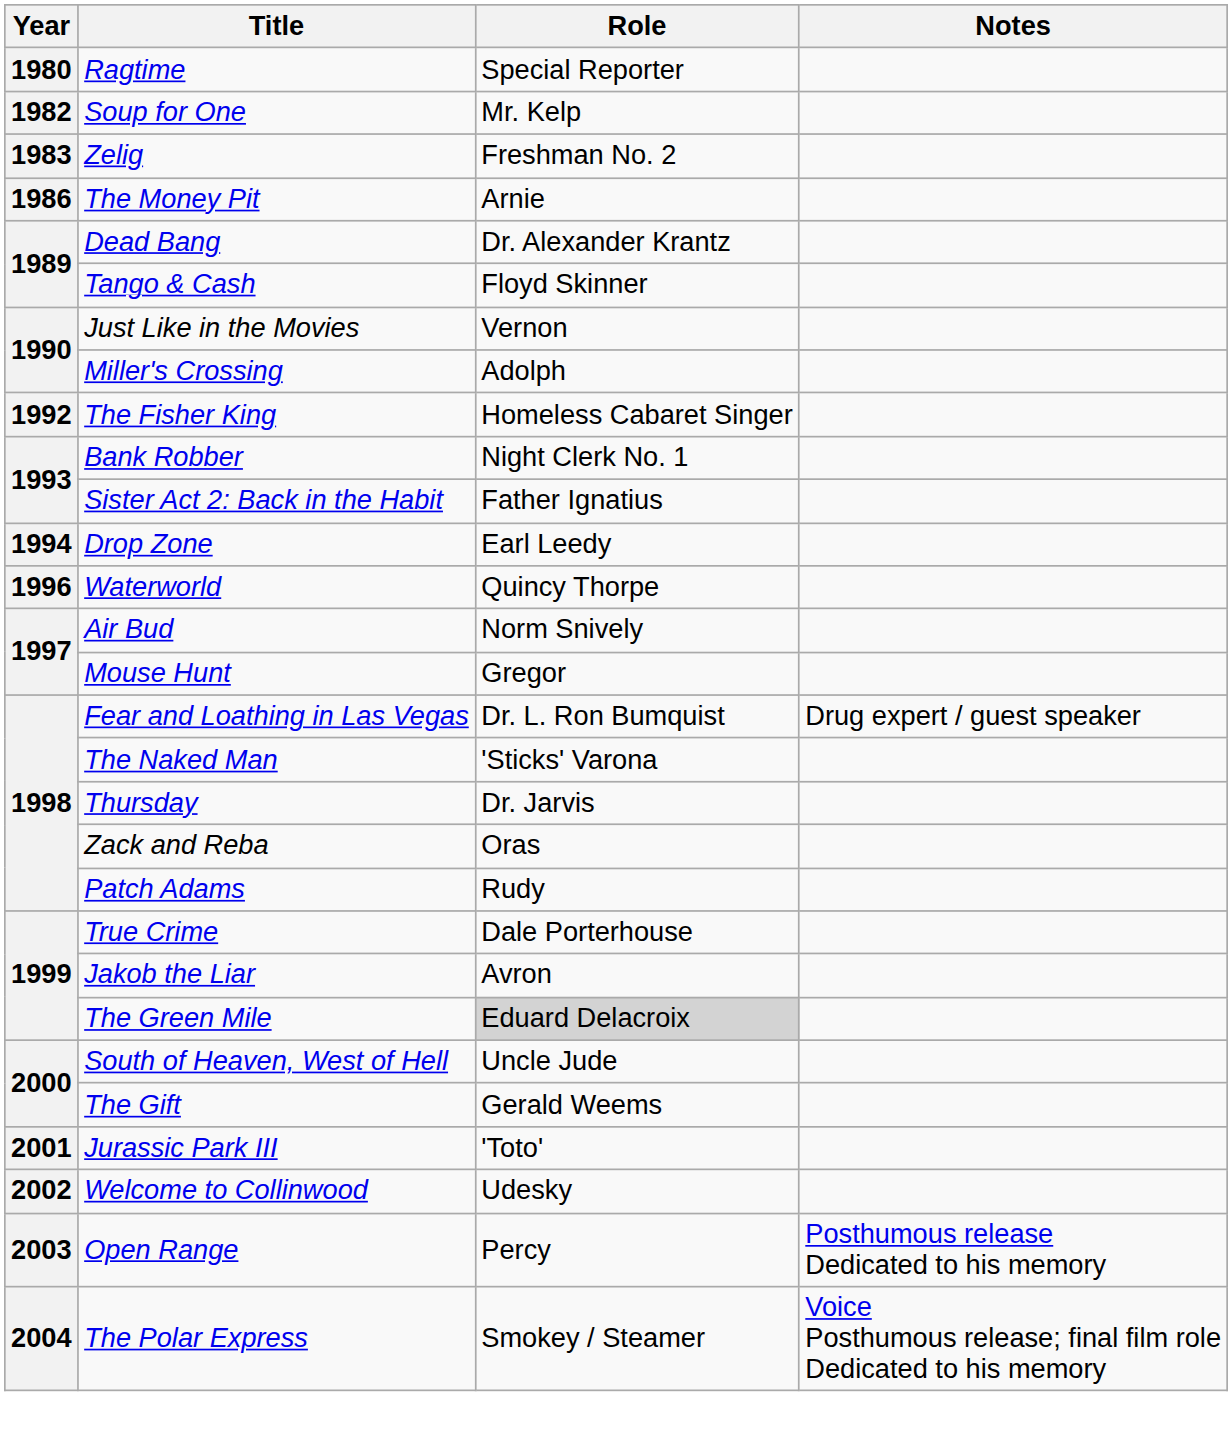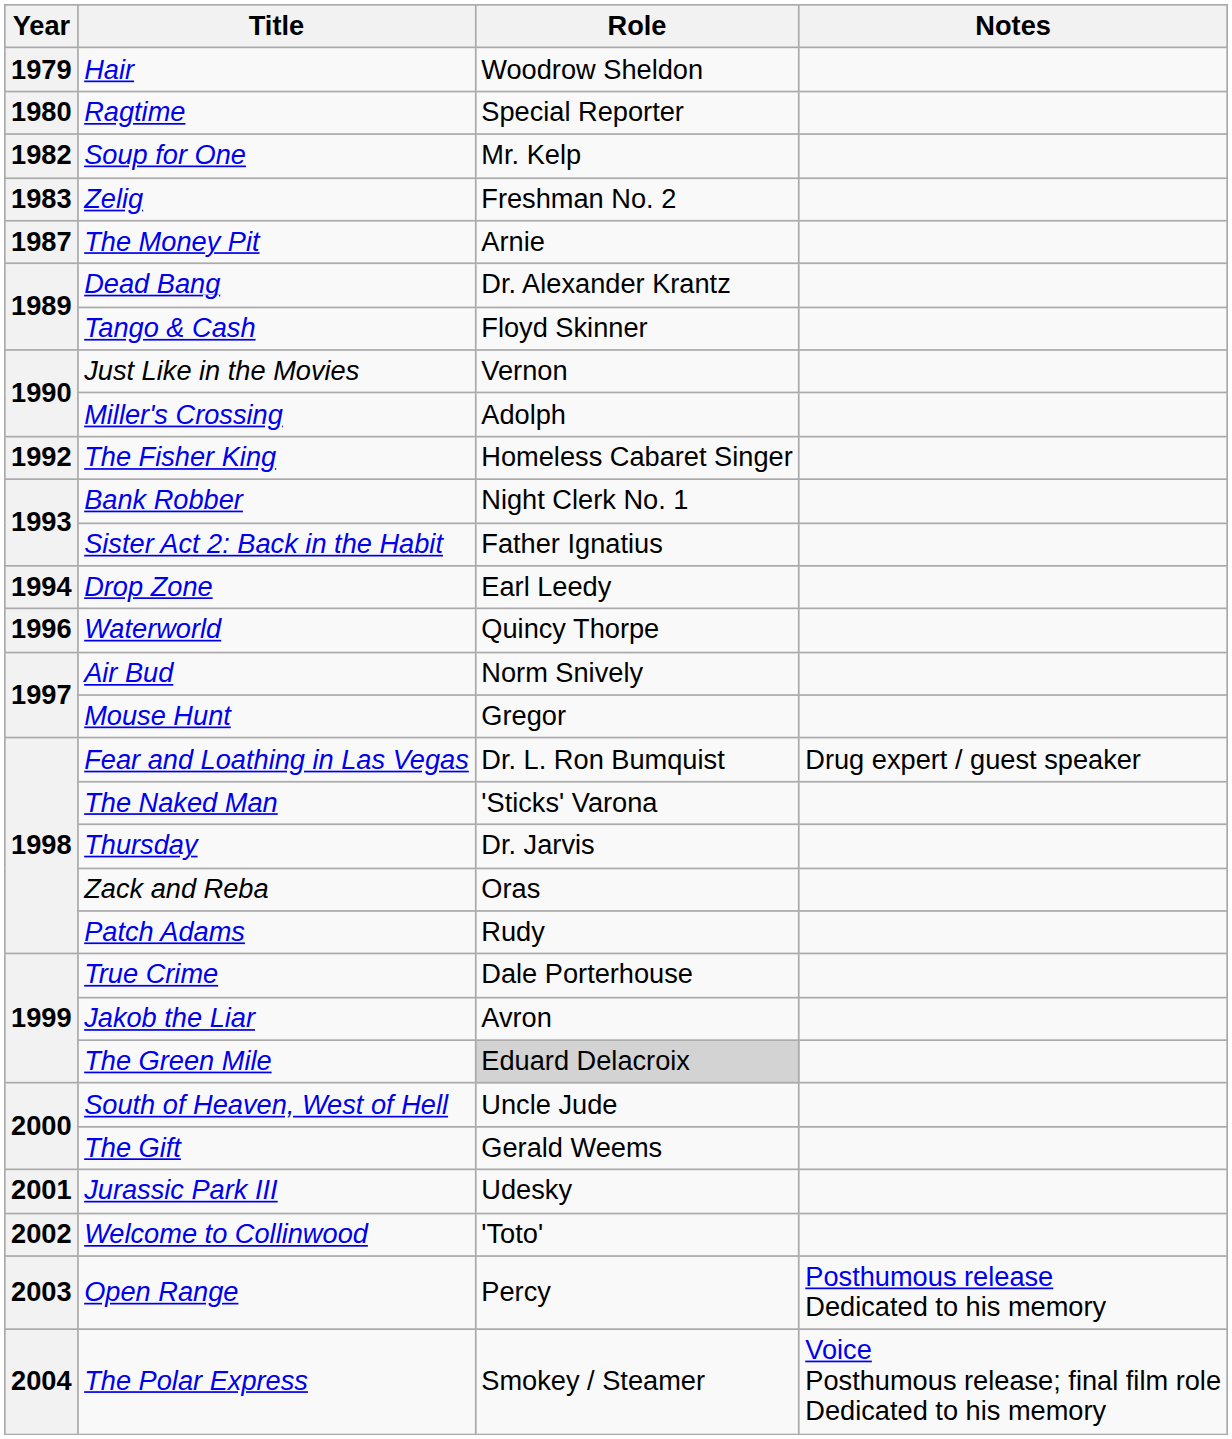+ row: (109, 69)
(41, 198) 1986 -> (41, 241) 1987
(512, 1147) 'Toto' -> (527, 1190) Udesky
(527, 1190) Udesky -> (512, 1233) 'Toto'
